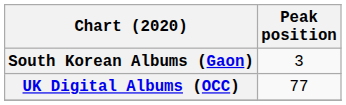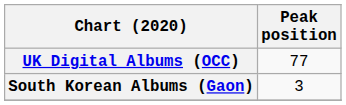rows swapped: (131, 61) <-> (131, 87)
